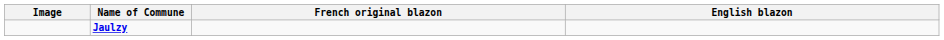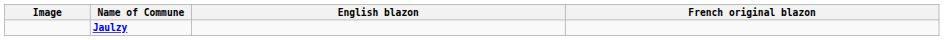columns swapped: (378, 12) <-> (752, 12)
